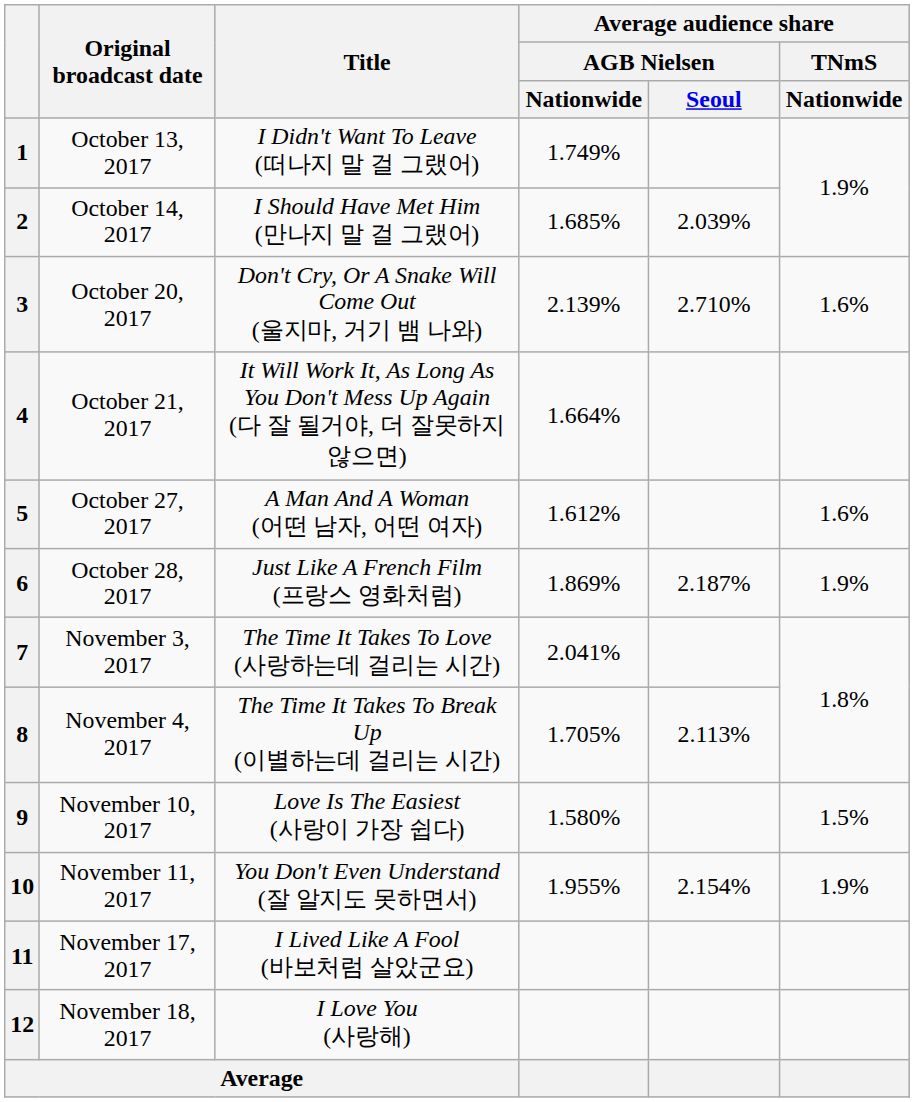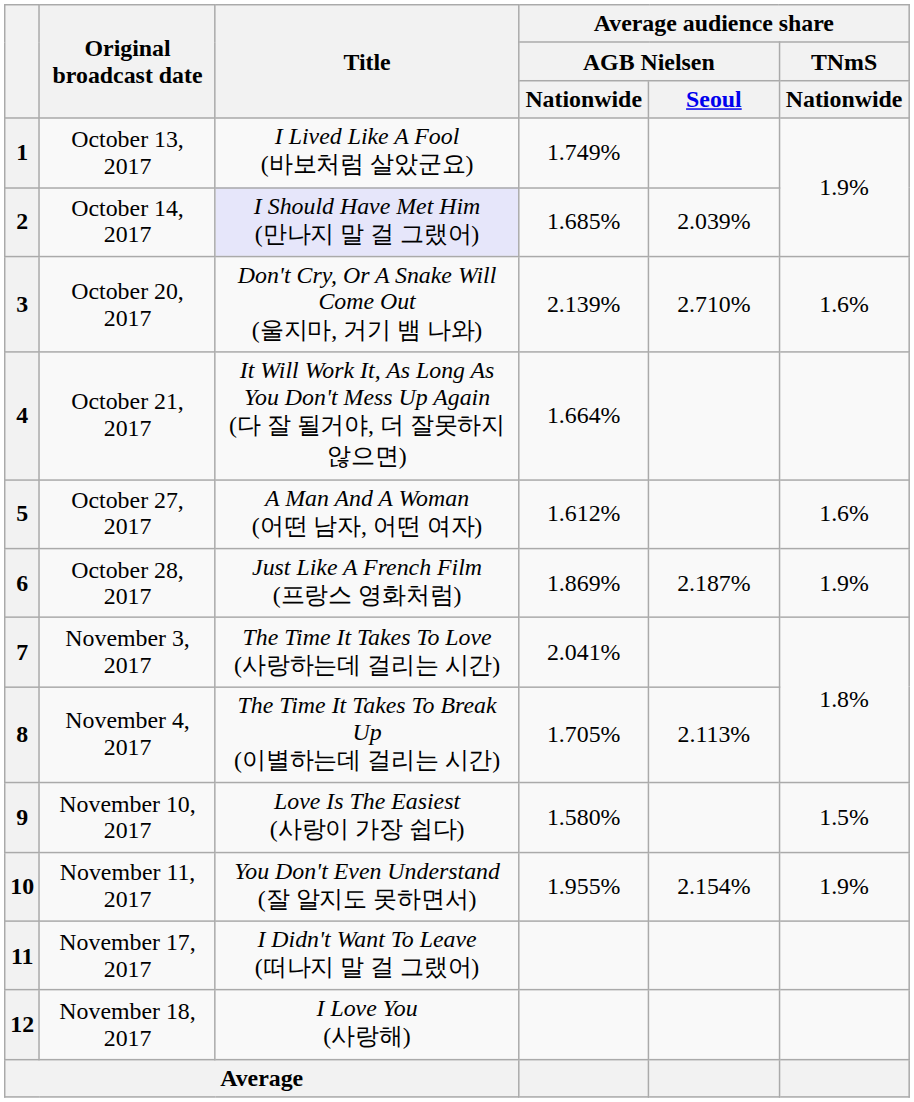(367, 150) I Didn't Want To Leave (떠나지 말 걸 그랬어) -> (367, 150) I Lived Like A Fool (바보처럼 살았군요)
(367, 220) no background -> (367, 220) lavender background
(367, 953) I Lived Like A Fool (바보처럼 살았군요) -> (367, 953) I Didn't Want To Leave (떠나지 말 걸 그랬어)
